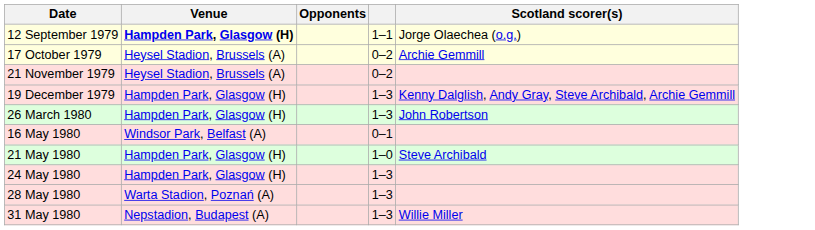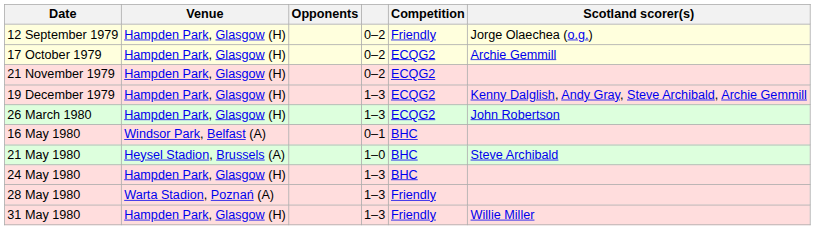+ column: (428, 14)
(209, 34) bold -> (205, 34) normal
(382, 34) 1–1 -> (375, 34) 0–2
(205, 54) Heysel Stadion, Brussels (A) -> (205, 54) Hampden Park, Glasgow (H)
(205, 74) Heysel Stadion, Brussels (A) -> (205, 74) Hampden Park, Glasgow (H)
(205, 154) Hampden Park, Glasgow (H) -> (205, 154) Heysel Stadion, Brussels (A)
(197, 214) Nepstadion, Budapest (A) -> (205, 214) Hampden Park, Glasgow (H)
